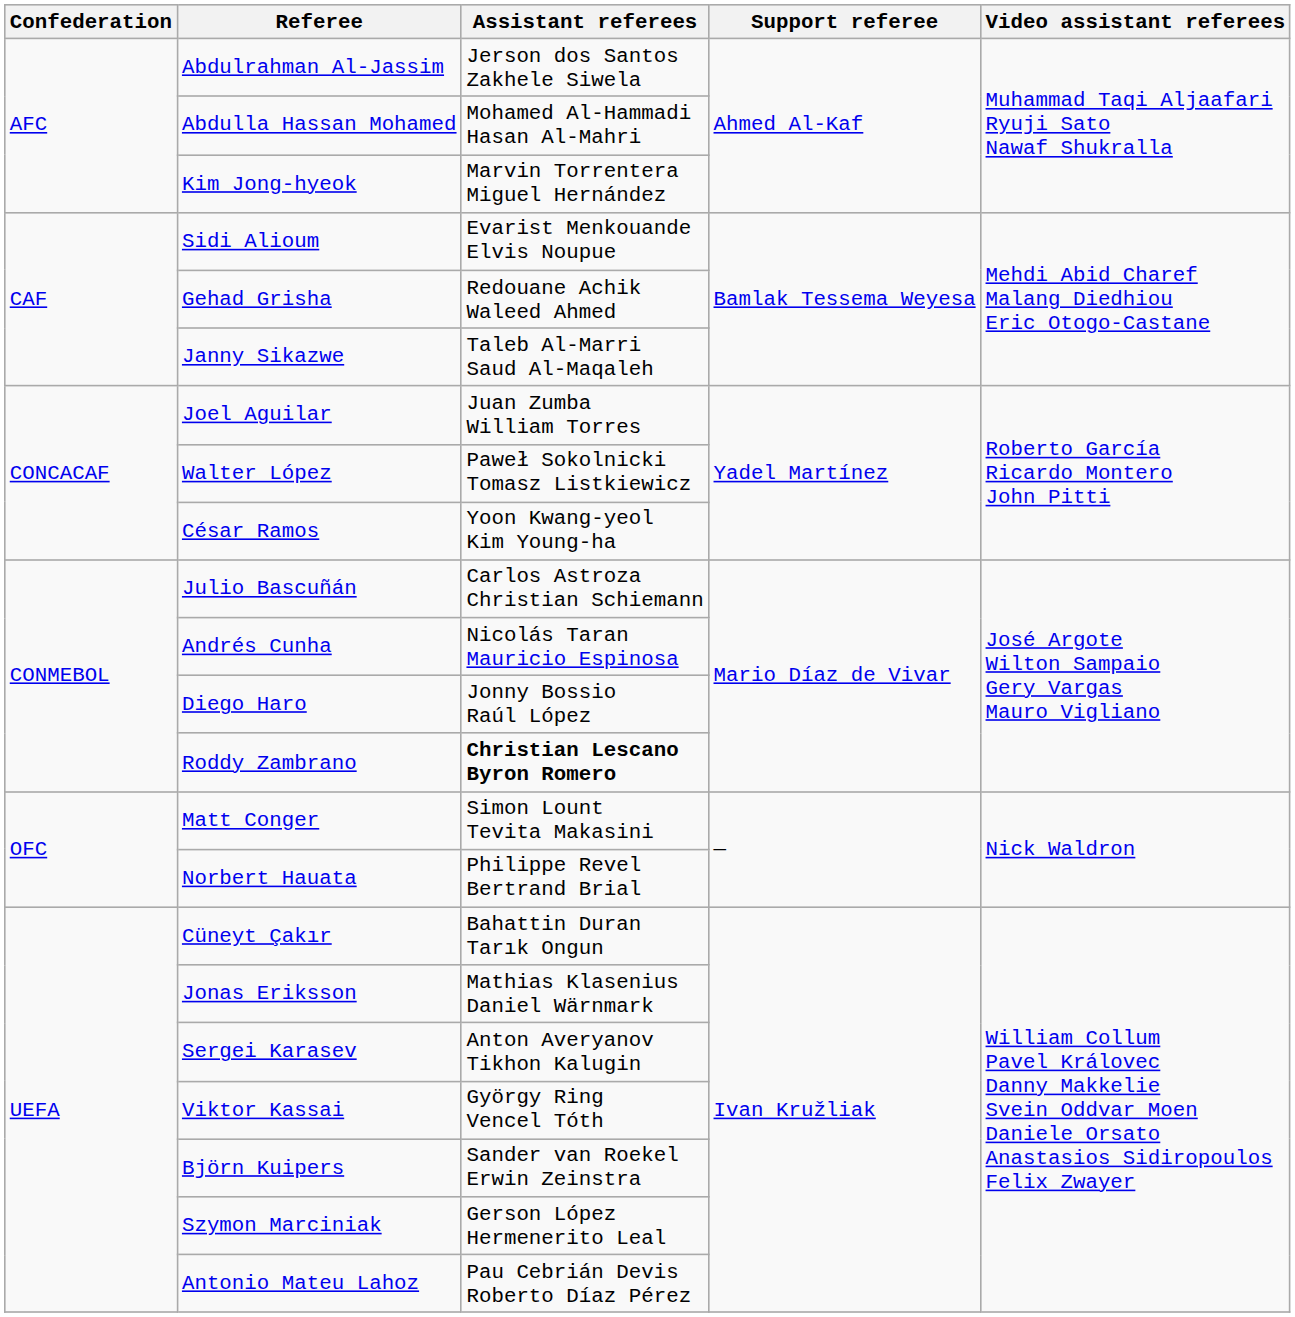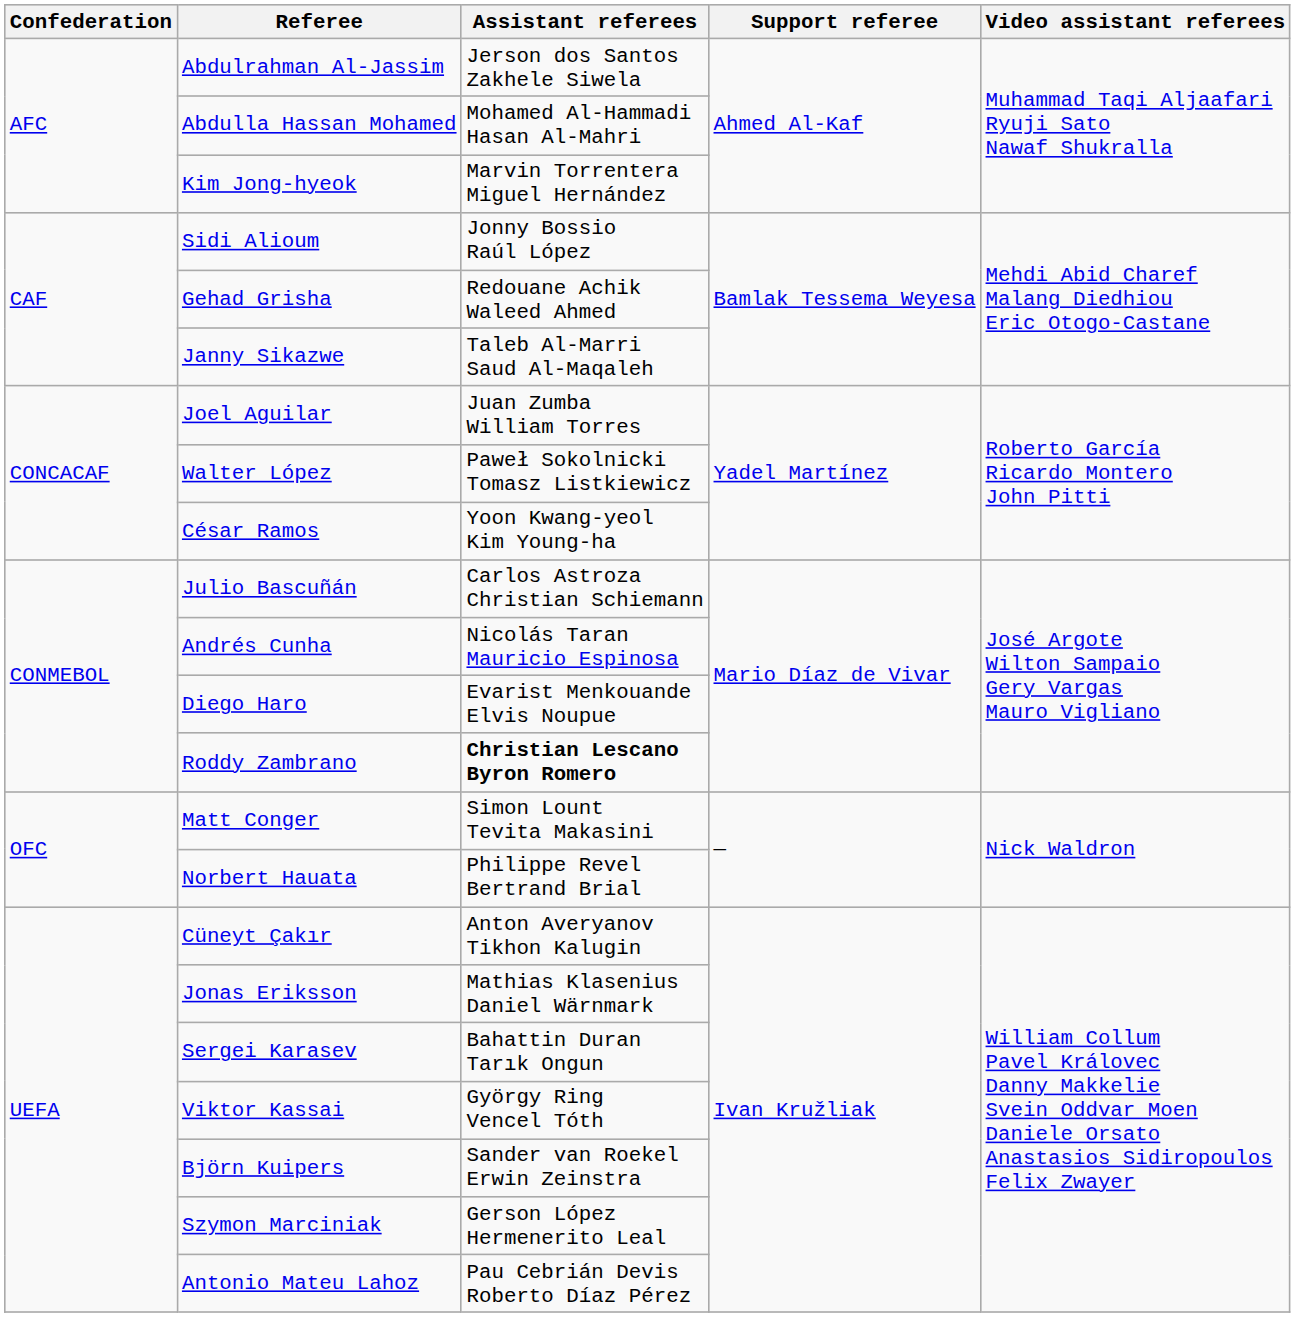(579, 241) Evarist Menkouande Elvis Noupue -> (541, 241) Jonny Bossio Raúl López
(541, 705) Jonny Bossio Raúl López -> (579, 705) Evarist Menkouande Elvis Noupue
(554, 936) Bahattin Duran Tarık Ongun -> (560, 936) Anton Averyanov Tikhon Kalugin
(560, 1052) Anton Averyanov Tikhon Kalugin -> (554, 1052) Bahattin Duran Tarık Ongun
